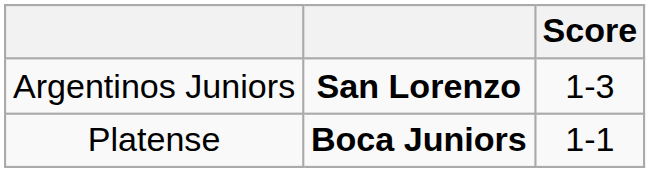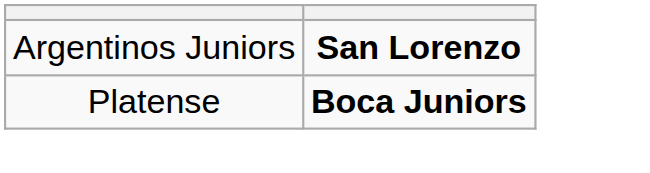- column: (590, 31)
